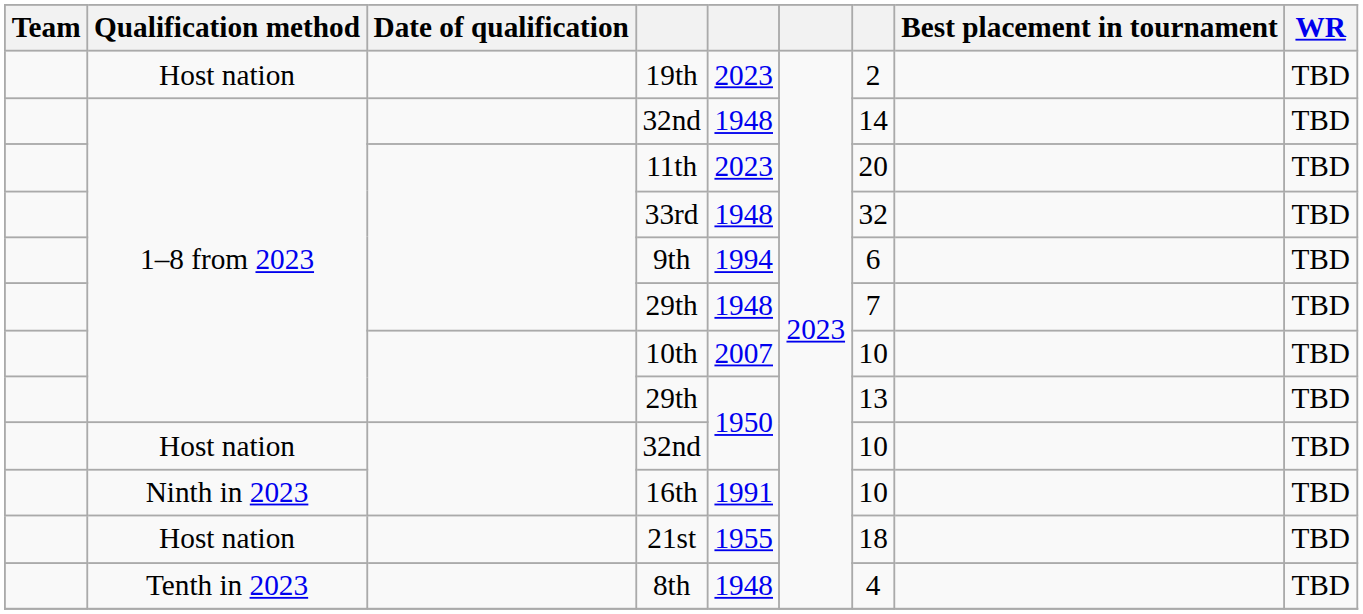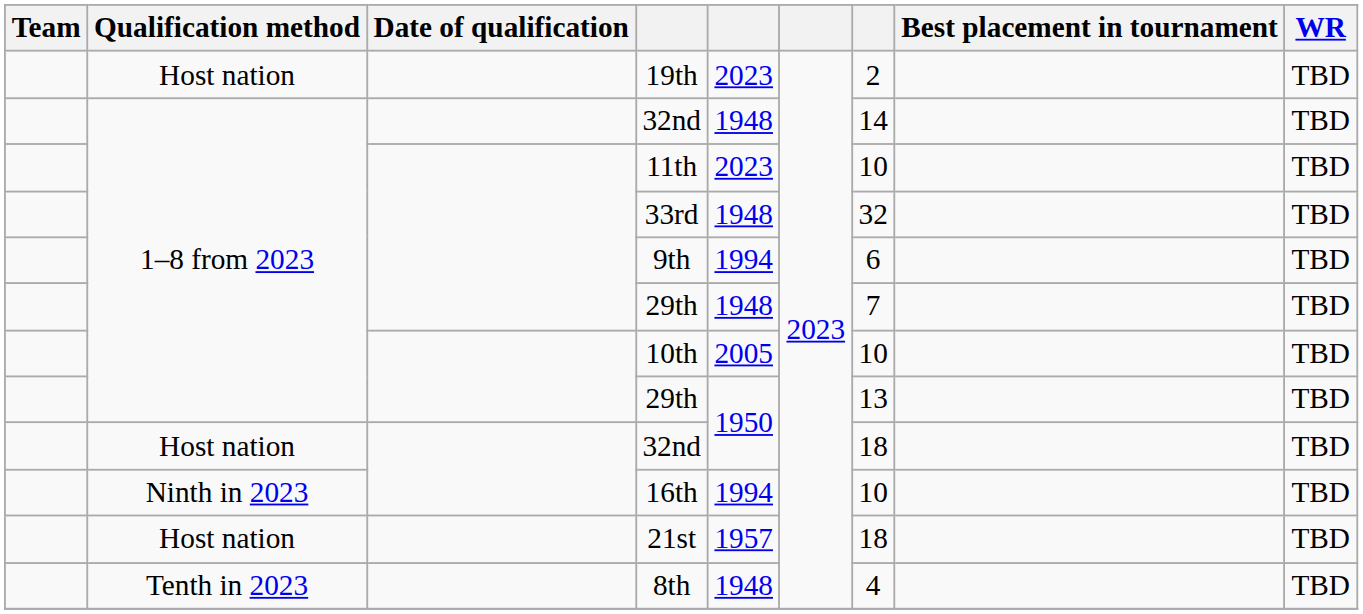(873, 167) 20 -> (873, 167) 10
(744, 352) 2007 -> (744, 352) 2005
(873, 445) 10 -> (873, 445) 18
(744, 492) 1991 -> (744, 492) 1994
(744, 538) 1955 -> (744, 538) 1957
